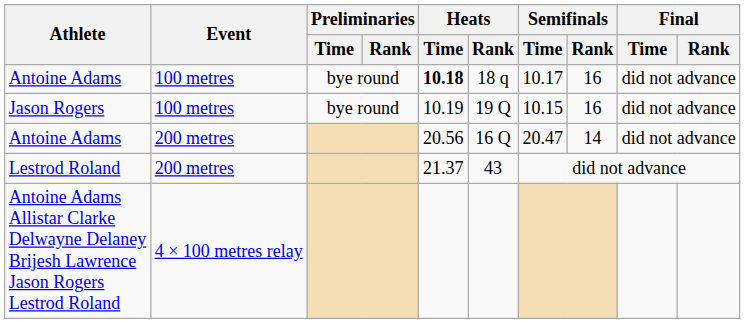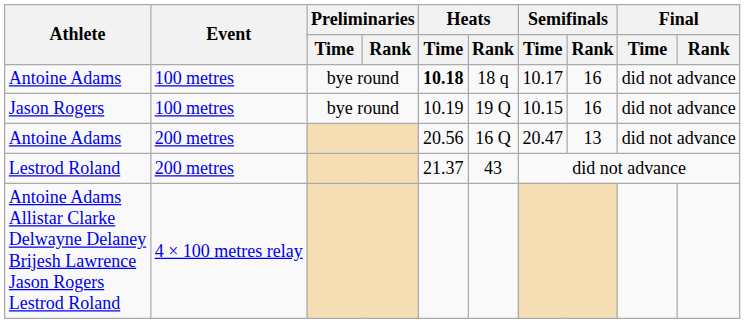(592, 138) 14 -> (592, 138) 13
